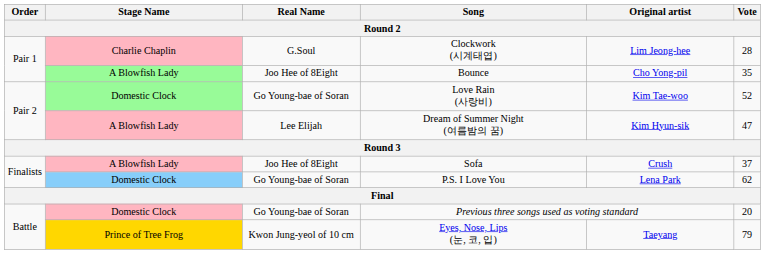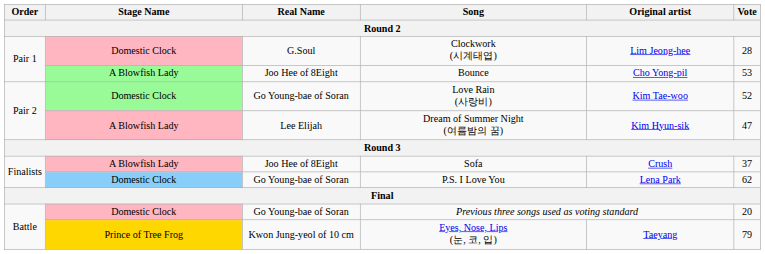(144, 51) Charlie Chaplin -> (144, 51) Domestic Clock
(747, 73) 35 -> (747, 73) 53
